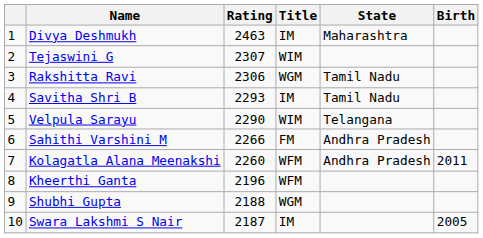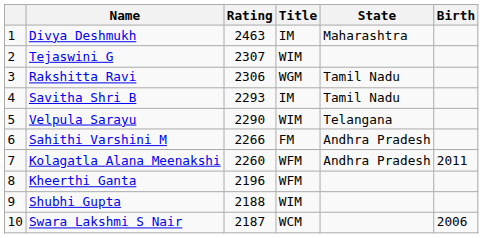(290, 202) WGM -> (290, 202) WIM
(287, 223) IM -> (290, 223) WCM
(452, 223) 2005 -> (452, 223) 2006
